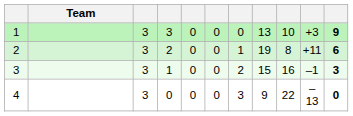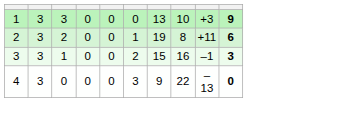- column: (81, 13)
